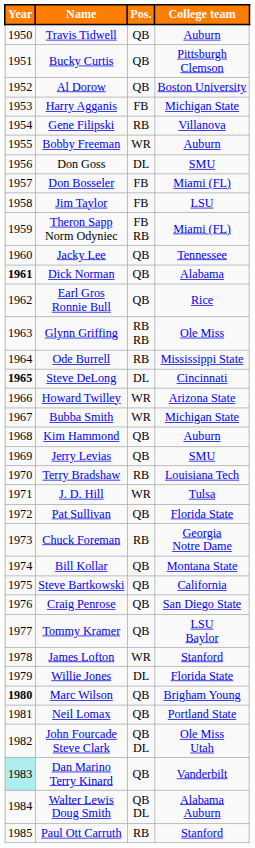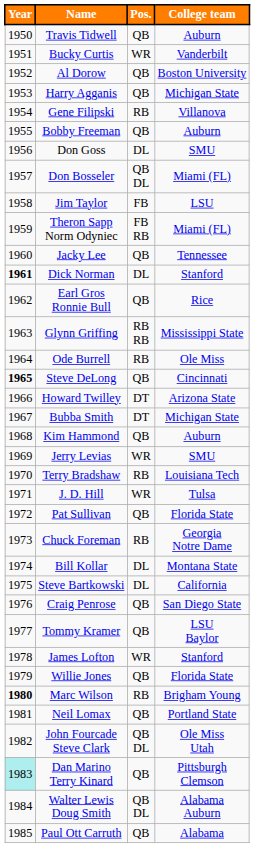(141, 61) QB -> (141, 54) WR
(202, 61) Pittsburgh Clemson -> (202, 54) Vanderbilt
(141, 106) FB -> (141, 92) QB
(141, 145) WR -> (141, 131) QB
(141, 183) FB -> (141, 176) QB DL
(141, 274) QB -> (141, 274) DL
(202, 274) Alabama -> (202, 274) Stanford
(202, 333) Ole Miss -> (202, 333) Mississippi State
(202, 359) Mississippi State -> (202, 359) Ole Miss
(141, 378) DL -> (141, 378) QB
(141, 398) WR -> (141, 398) DT
(141, 417) WR -> (141, 417) DT
(141, 456) QB -> (141, 456) WR
(141, 566) QB -> (141, 566) DL
(141, 585) QB -> (141, 585) DL
(141, 676) DL -> (141, 676) QB
(141, 695) QB -> (141, 695) RB
(202, 773) Vanderbilt -> (202, 773) Pittsburgh Clemson
(141, 833) RB -> (141, 833) QB
(202, 833) Stanford -> (202, 833) Alabama
